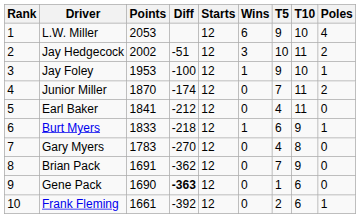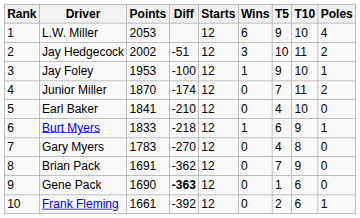(184, 109) -212 -> (184, 109) -210
(301, 109) 11 -> (301, 109) 10
